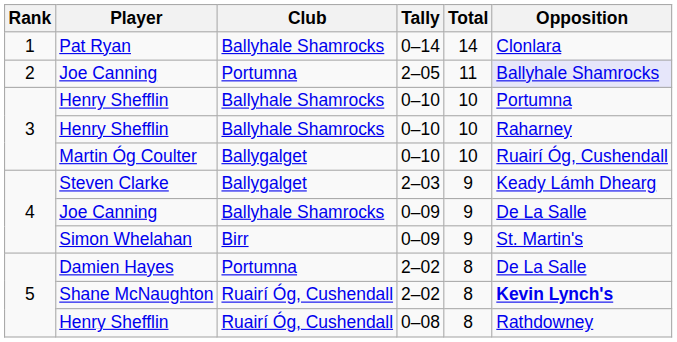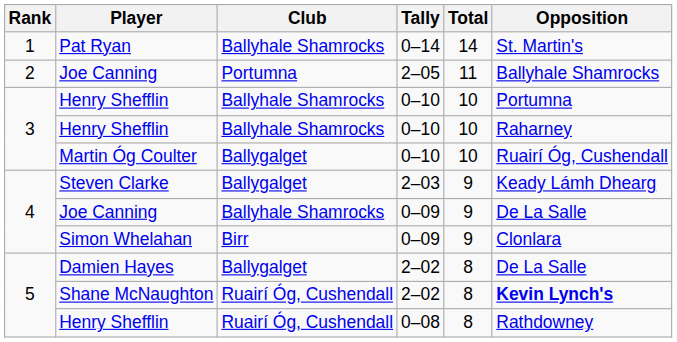(529, 45) Clonlara -> (540, 45) St. Martin's
(578, 73) lavender background -> (578, 73) no background
(540, 239) St. Martin's -> (529, 239) Clonlara
(259, 267) Portumna -> (264, 267) Ballygalget
